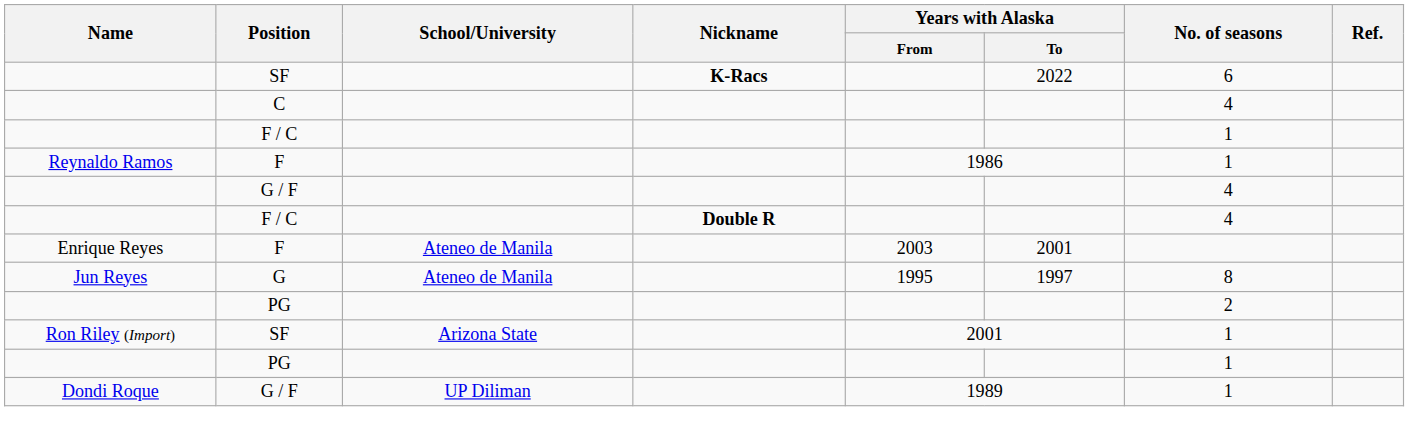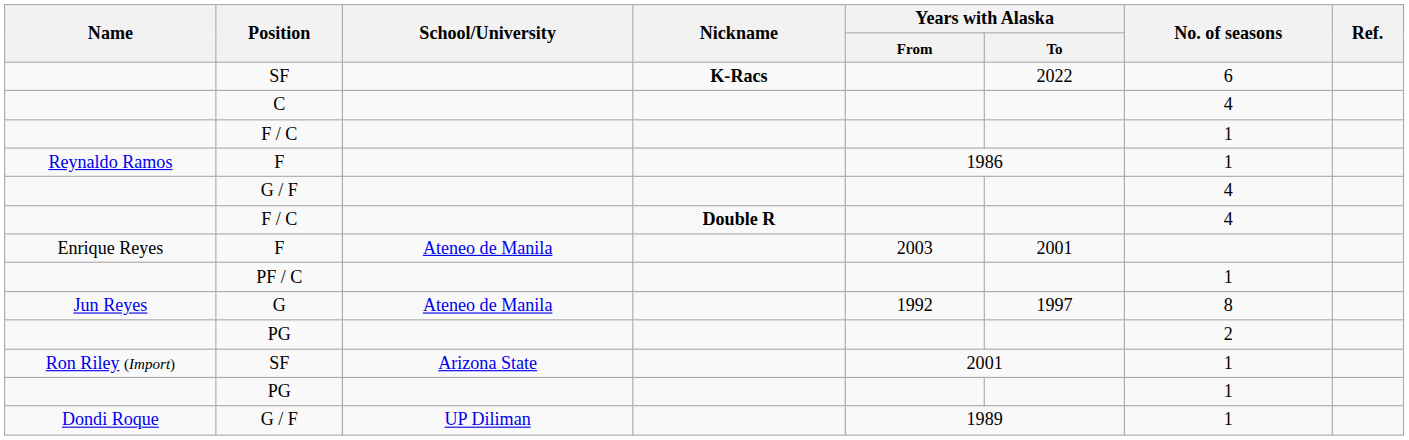+ row: (110, 277)
(915, 276) 1995 -> (915, 305) 1992
